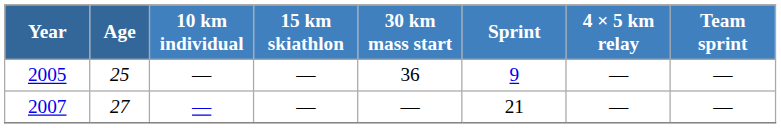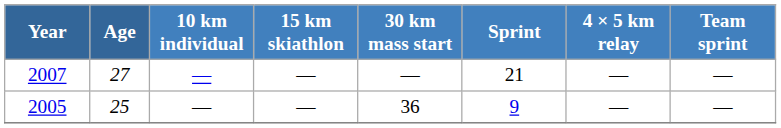rows swapped: (47, 75) <-> (47, 107)
